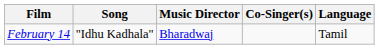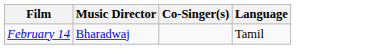- column: (115, 14)
